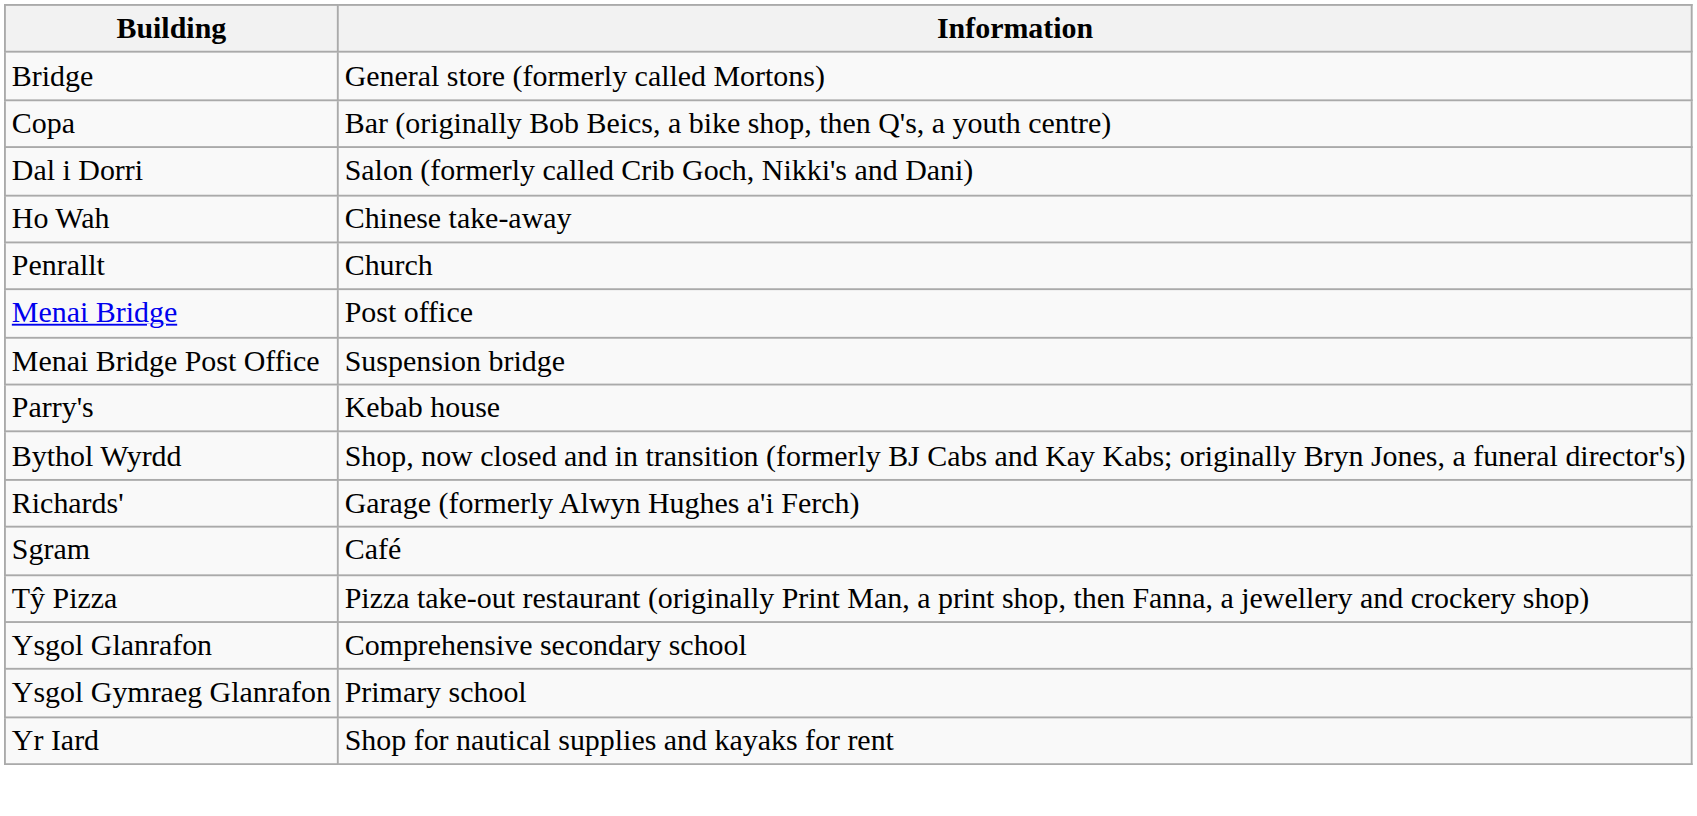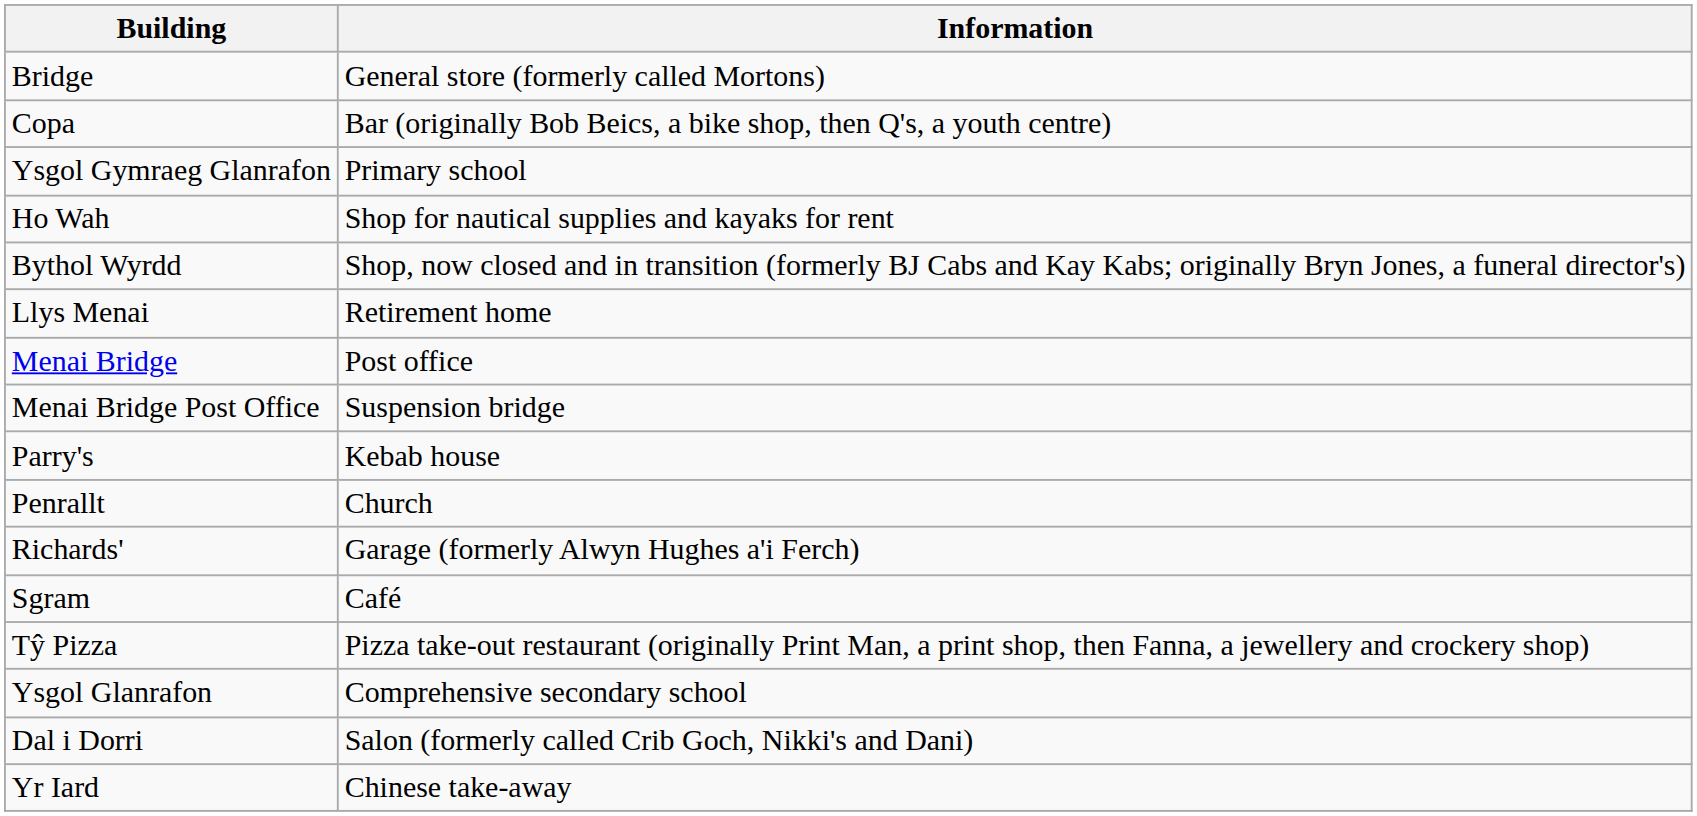rows swapped: (77, 170) <-> (171, 692)
(458, 218) Chinese take-away -> (619, 218) Shop for nautical supplies and kayaks for rent
rows swapped: (97, 455) <-> (58, 265)
+ row: (80, 312)
(619, 739) Shop for nautical supplies and kayaks for rent -> (458, 787) Chinese take-away
